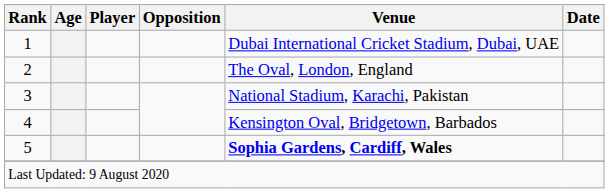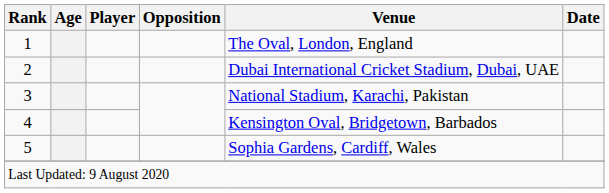(394, 43) Dubai International Cricket Stadium, Dubai, UAE -> (320, 43) The Oval, London, England
(320, 69) The Oval, London, England -> (394, 69) Dubai International Cricket Stadium, Dubai, UAE
(340, 148) bold -> (332, 148) normal
